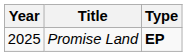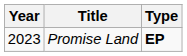(24, 39) 2025 -> (24, 39) 2023
